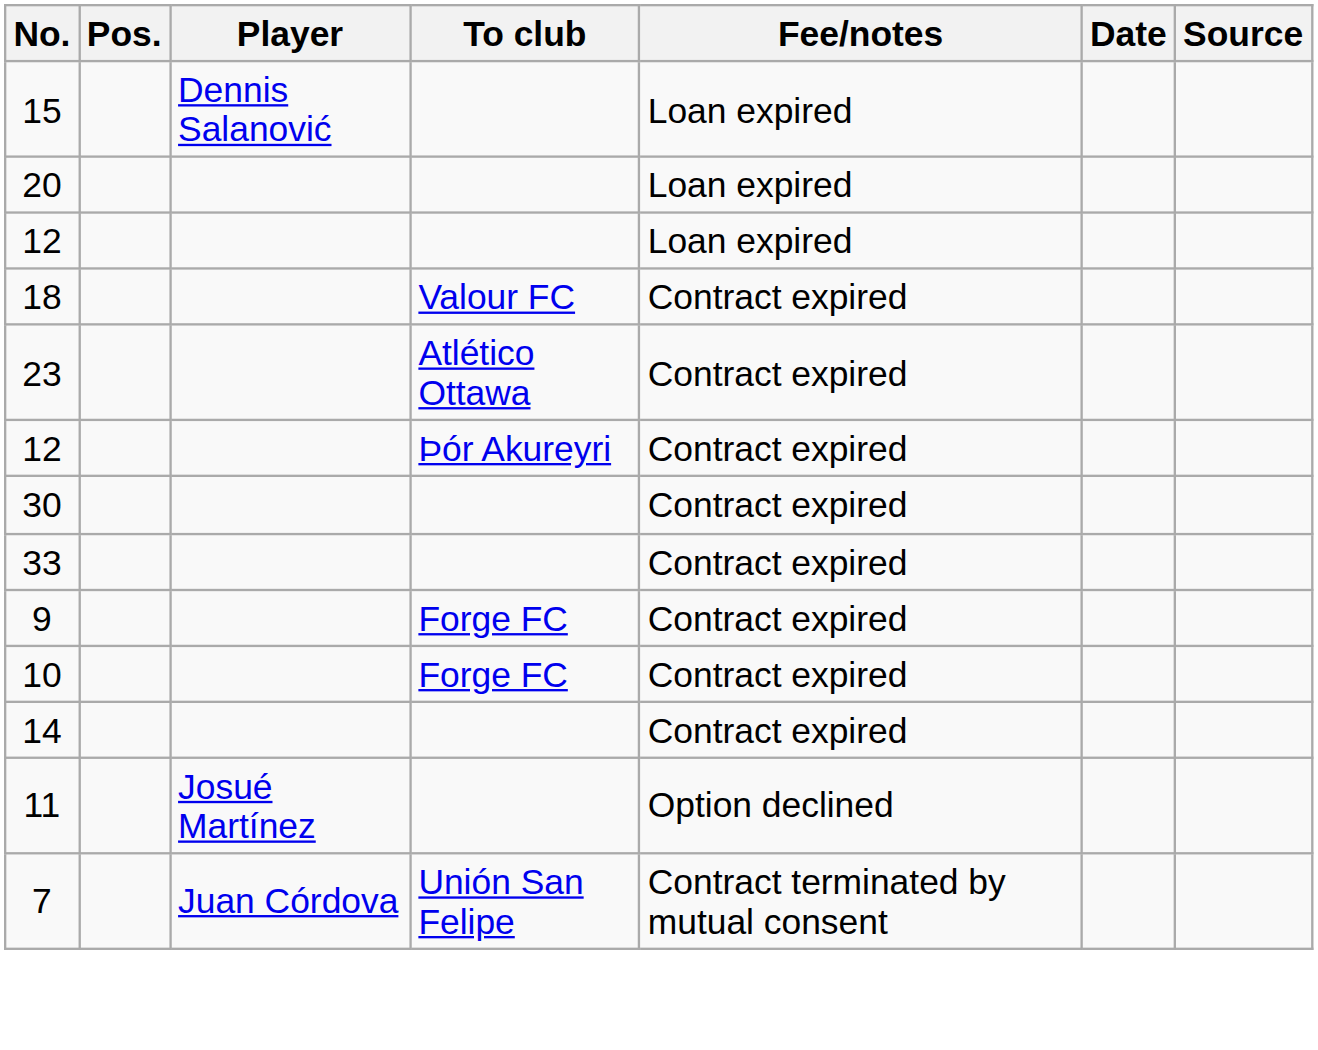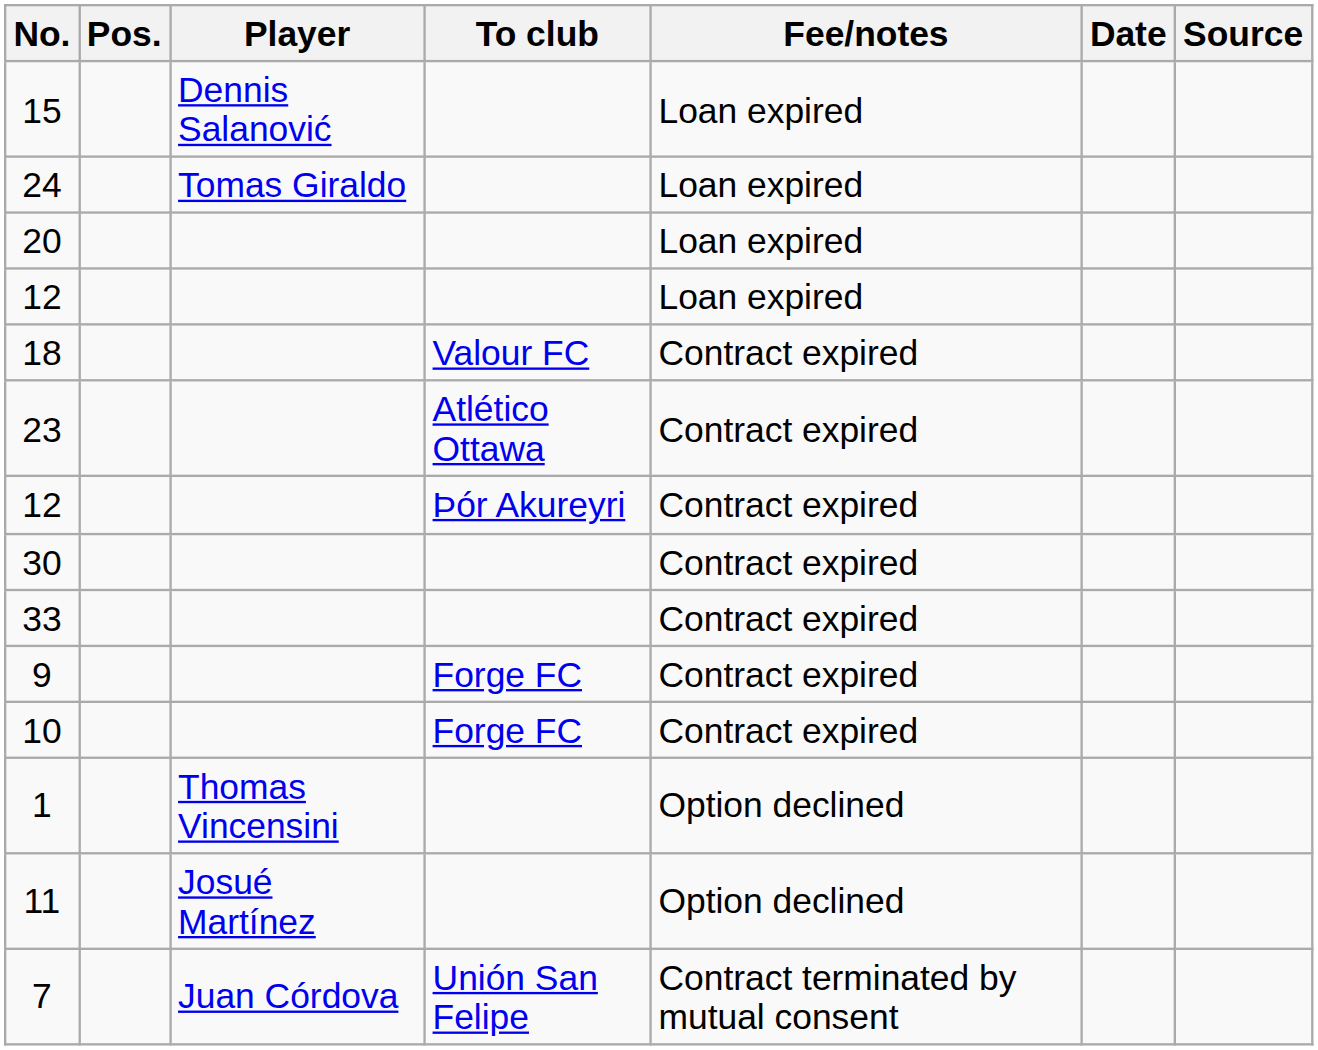+ row: (42, 185)
- row: (42, 729)
+ row: (42, 805)
